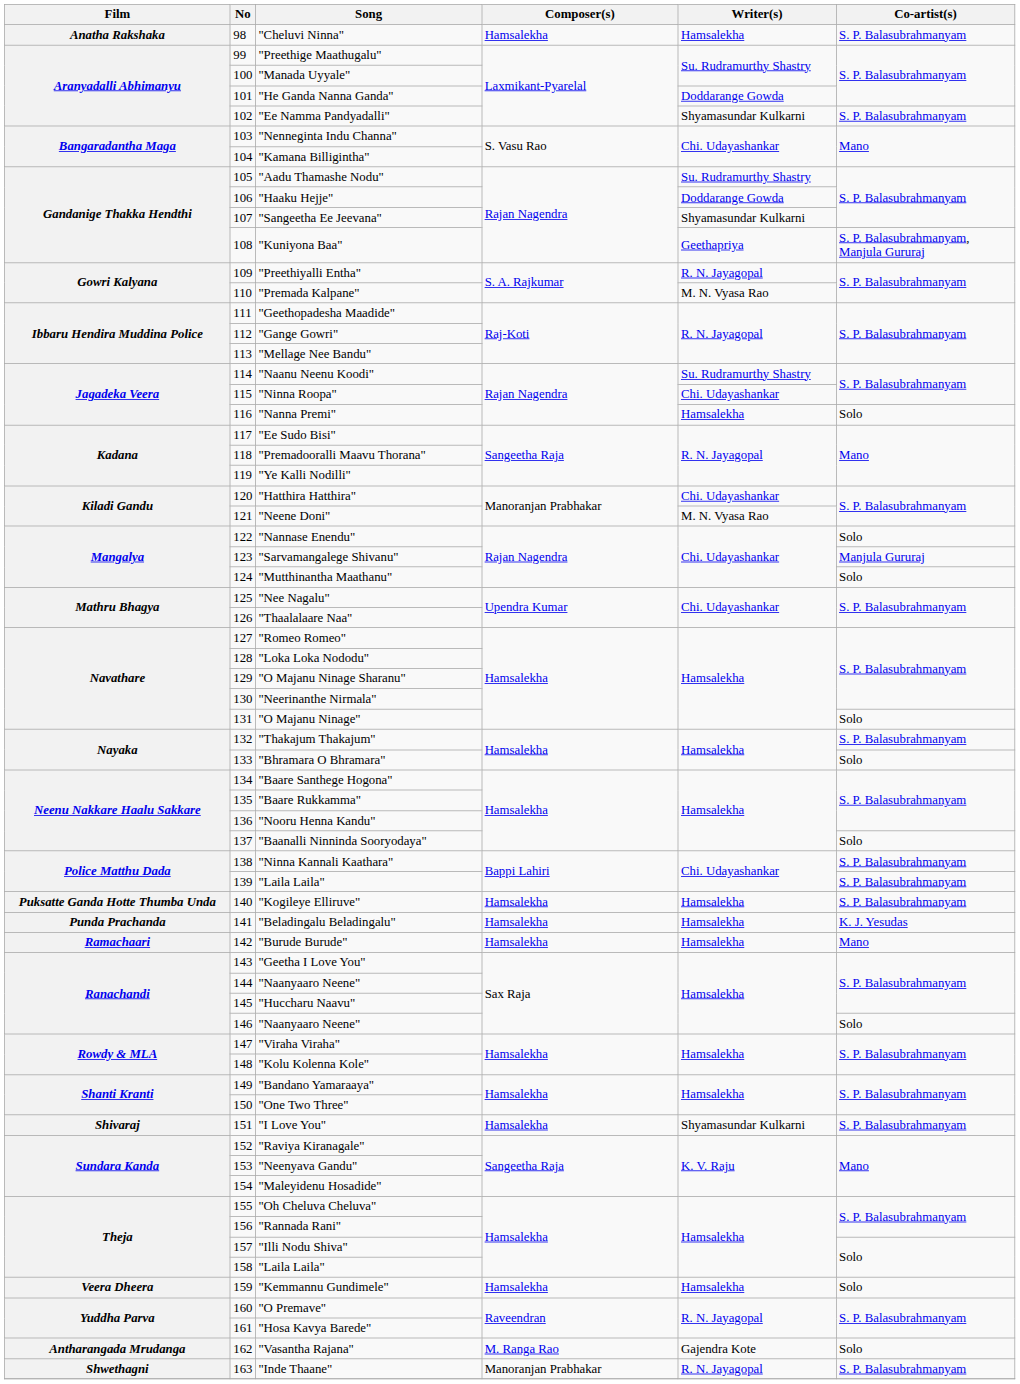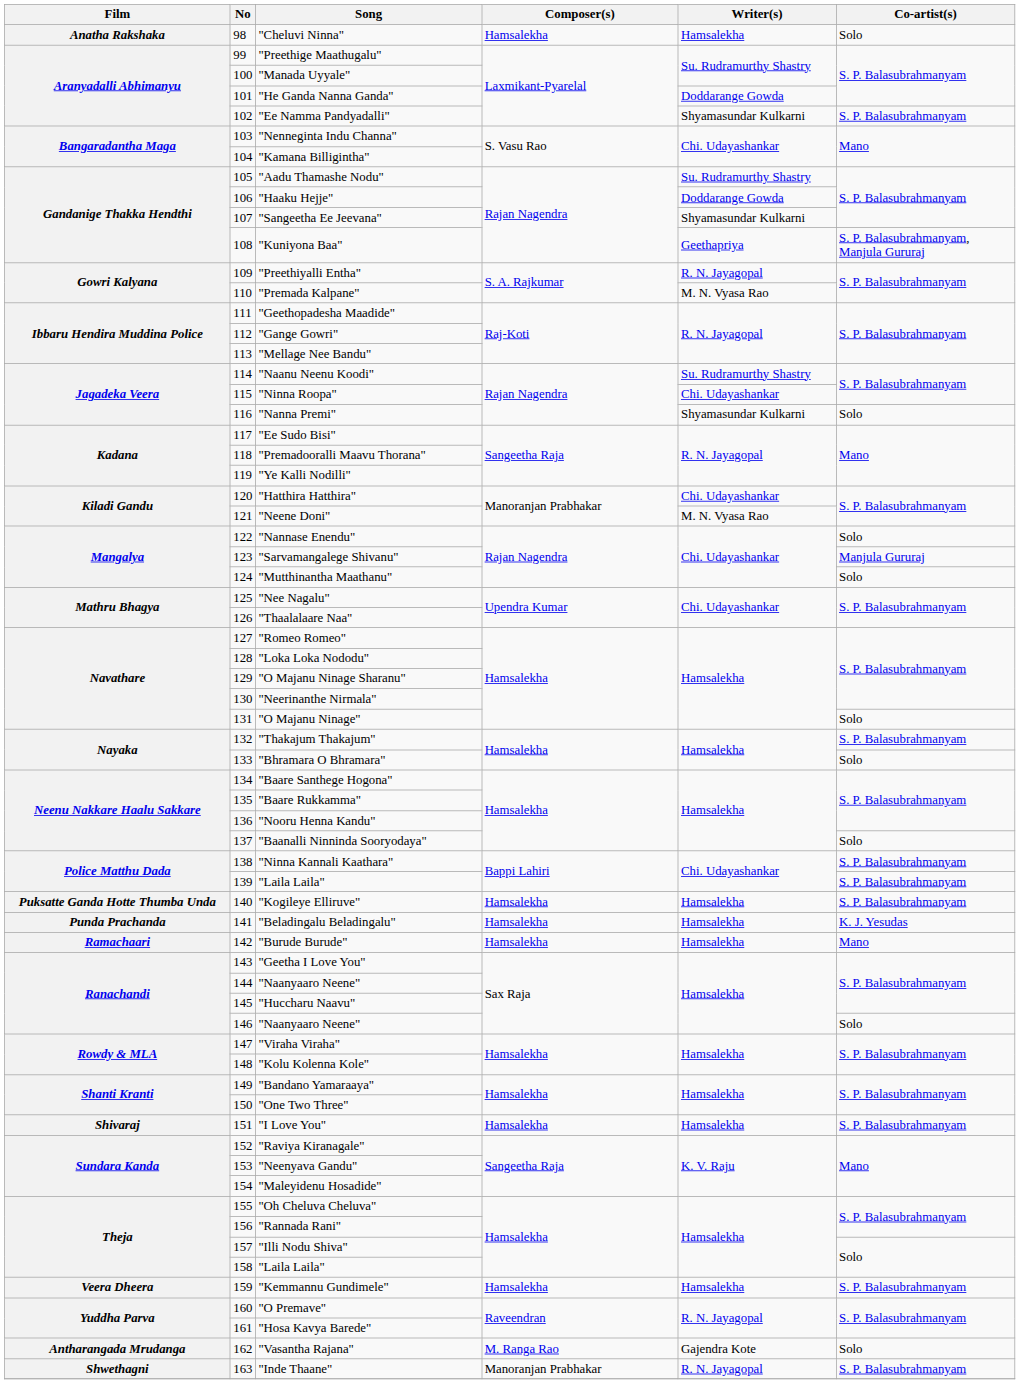(903, 34) S. P. Balasubrahmanyam -> (851, 34) Solo
(713, 414) Hamsalekha -> (743, 414) Shyamasundar Kulkarni
(743, 1125) Shyamasundar Kulkarni -> (713, 1125) Hamsalekha
(851, 1287) Solo -> (903, 1287) S. P. Balasubrahmanyam
